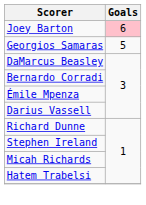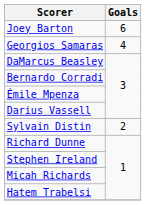(123, 29) pink background -> (123, 29) no background
(123, 45) 5 -> (123, 45) 4
+ row: (49, 127)
